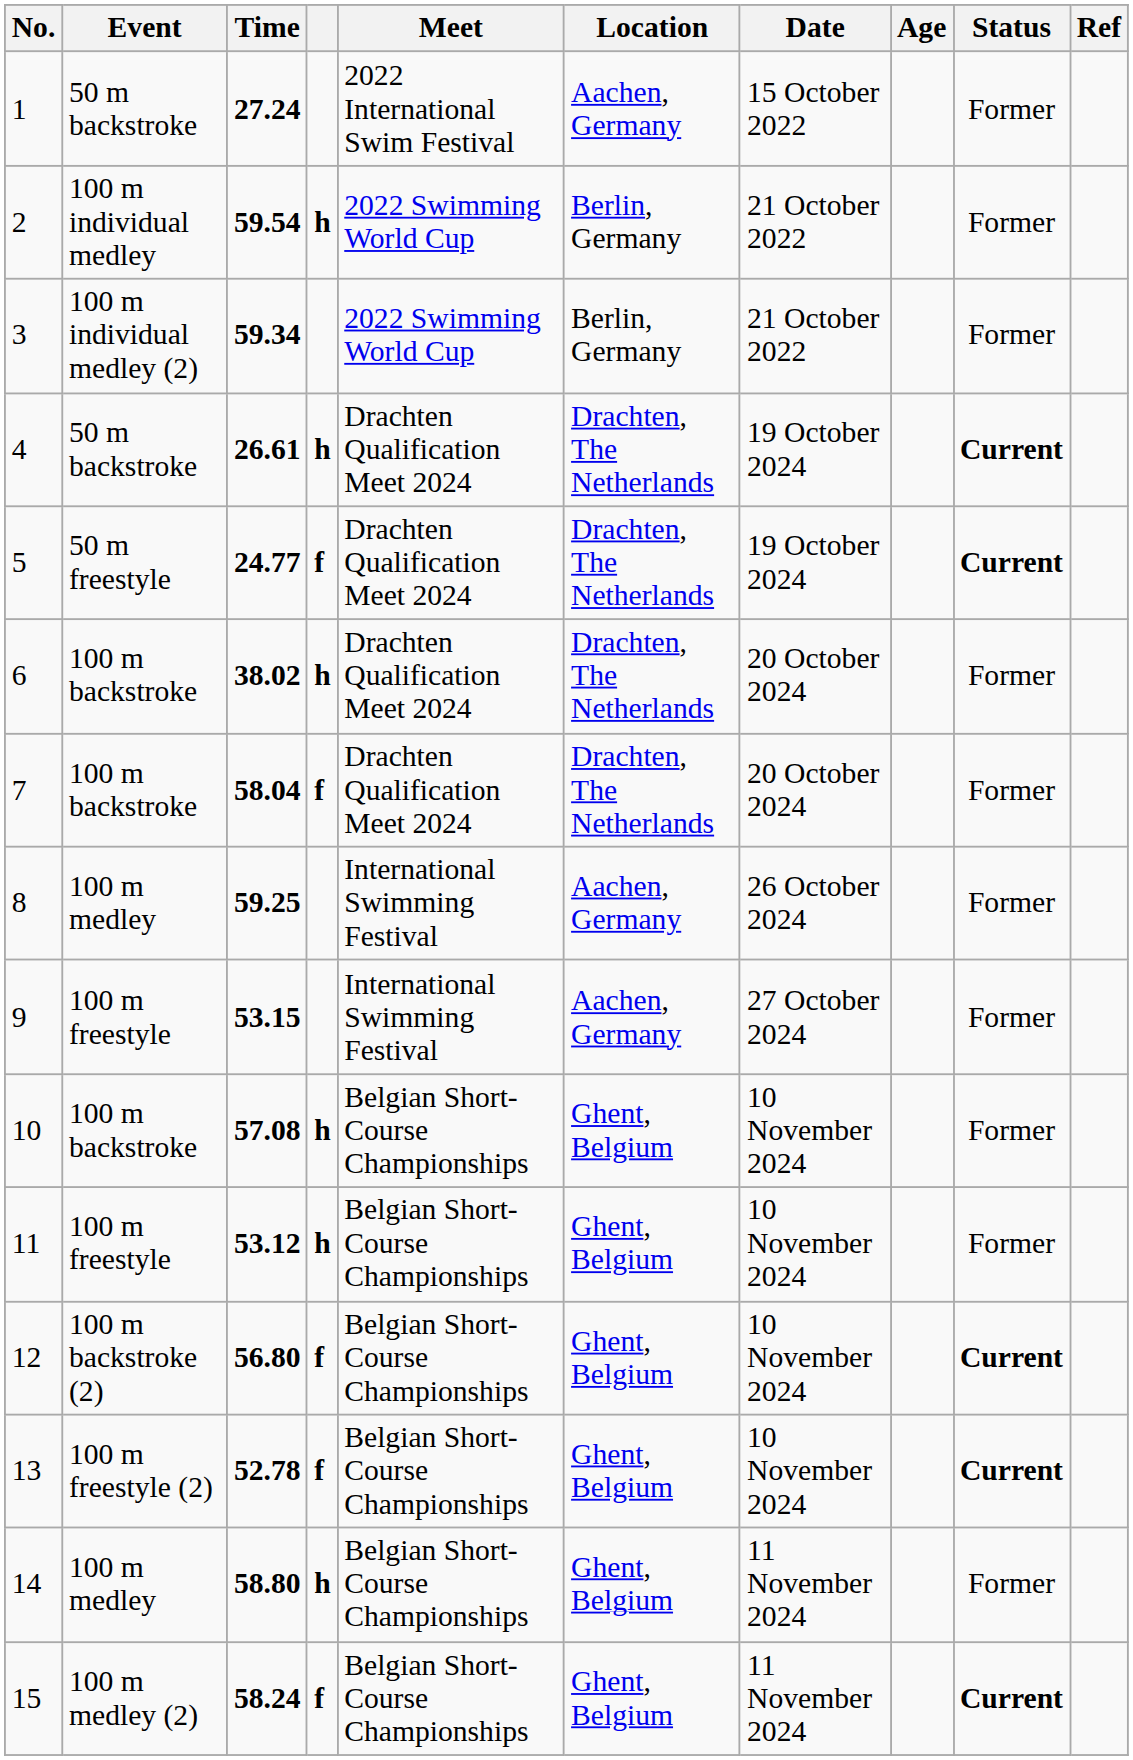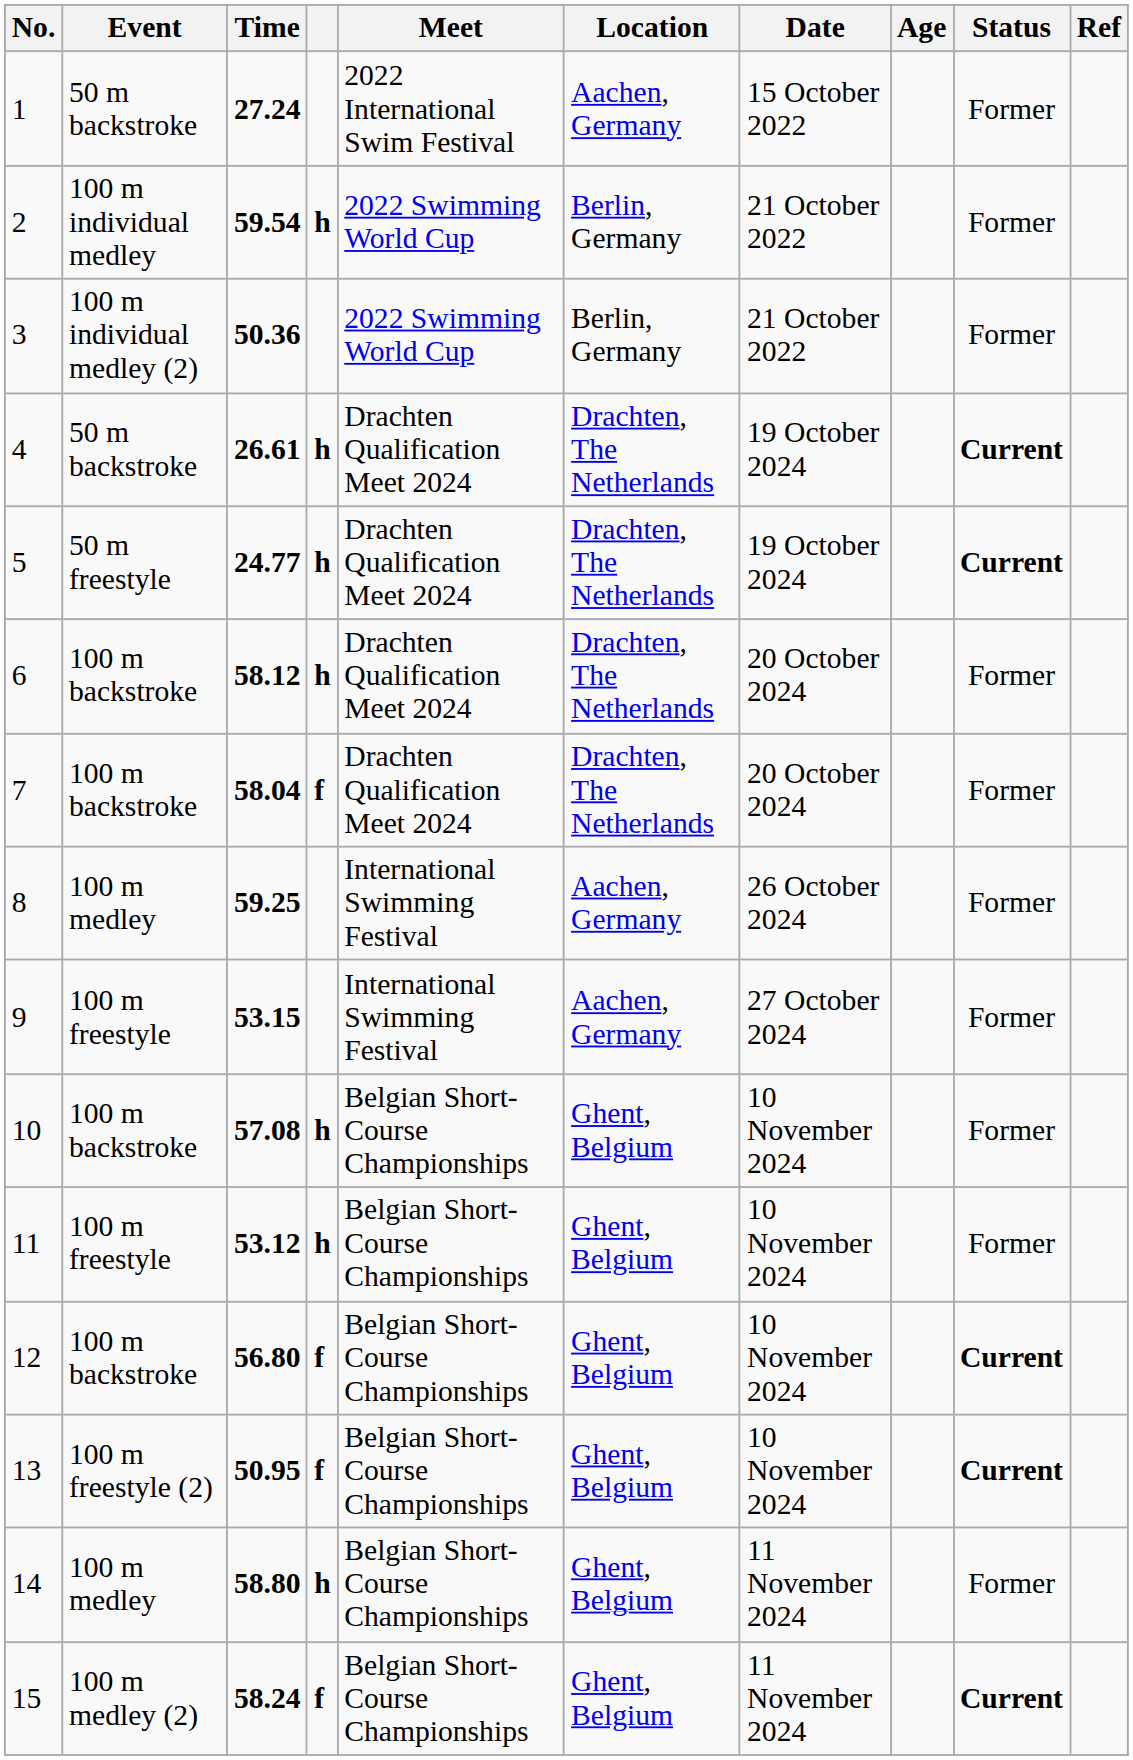(267, 335) 59.34 -> (267, 335) 50.36
(319, 562) f -> (322, 562) h
(267, 675) 38.02 -> (267, 675) 58.12
(133, 1357) 100 m backstroke (2) -> (133, 1357) 100 m backstroke
(267, 1470) 52.78 -> (267, 1470) 50.95
